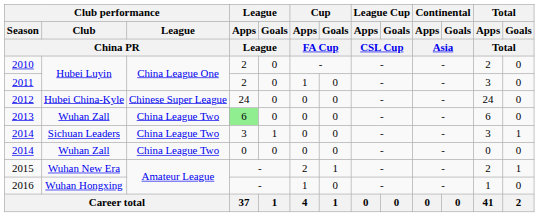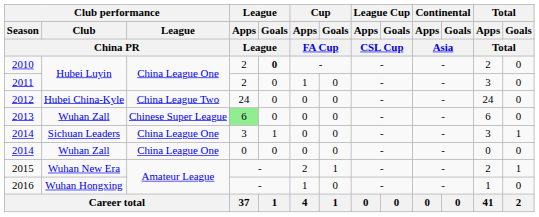(274, 64) normal -> (274, 64) bold
(178, 99) Chinese Super League -> (178, 99) China League Two
(178, 116) China League Two -> (178, 116) Chinese Super League
(178, 133) China League Two -> (178, 133) China League One
(178, 151) China League Two -> (178, 151) China League One
